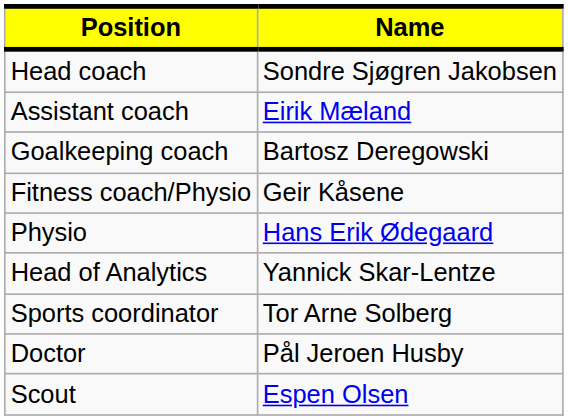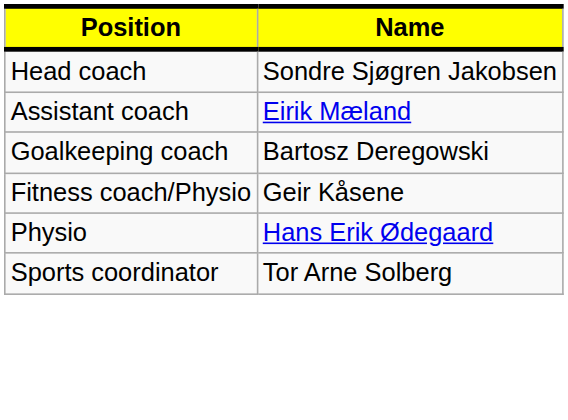- row: (109, 273)
- row: (48, 353)
- row: (43, 394)
